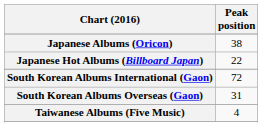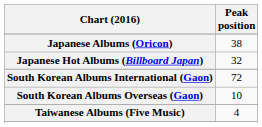(237, 60) 22 -> (237, 60) 32
(237, 95) 31 -> (237, 95) 10
